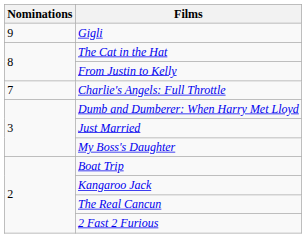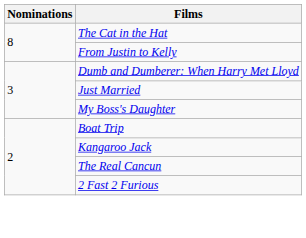- row: (90, 33)
- row: (152, 90)
